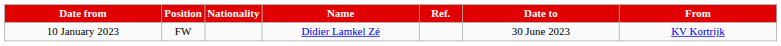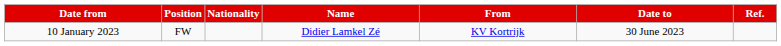columns swapped: (698, 13) <-> (441, 13)
